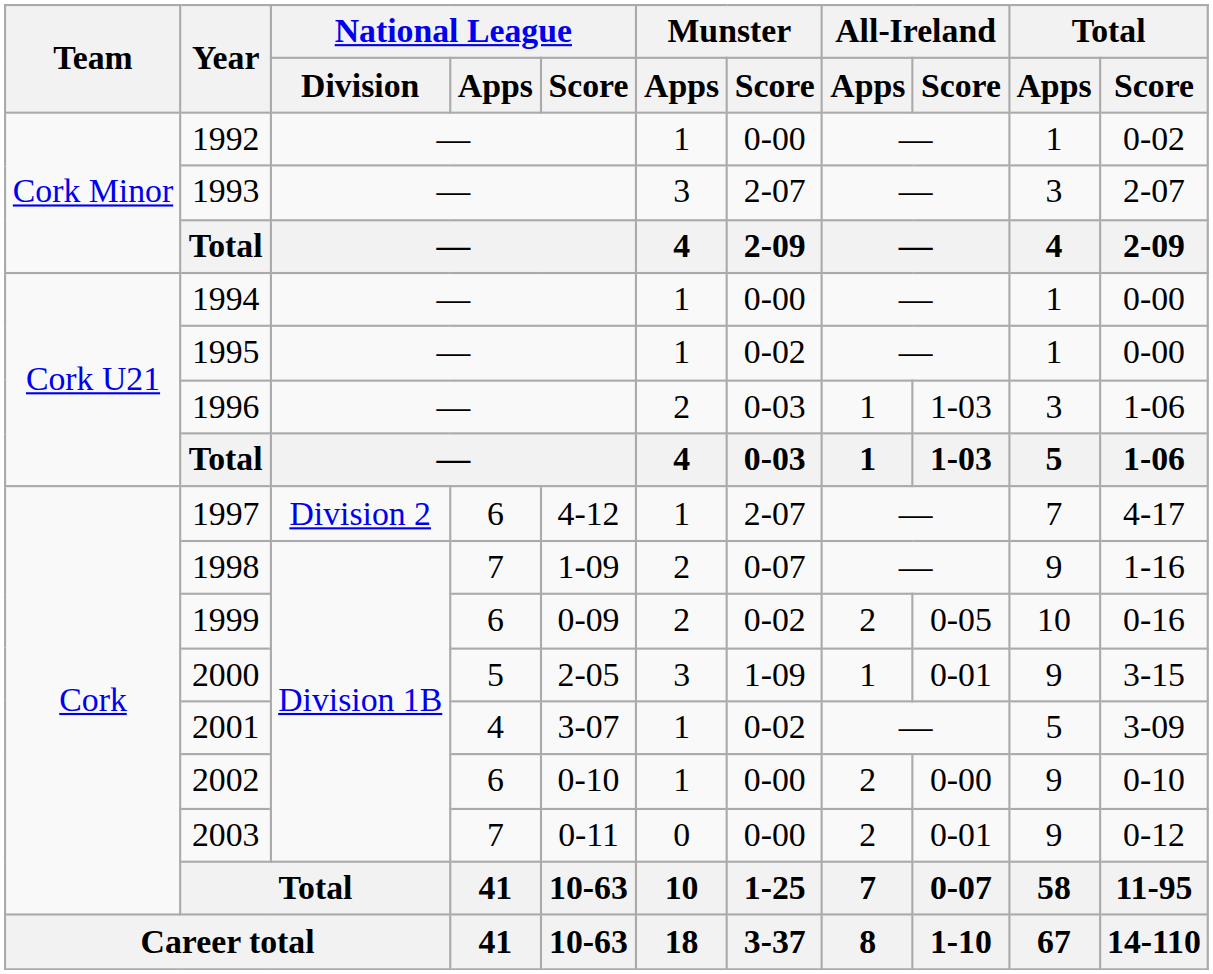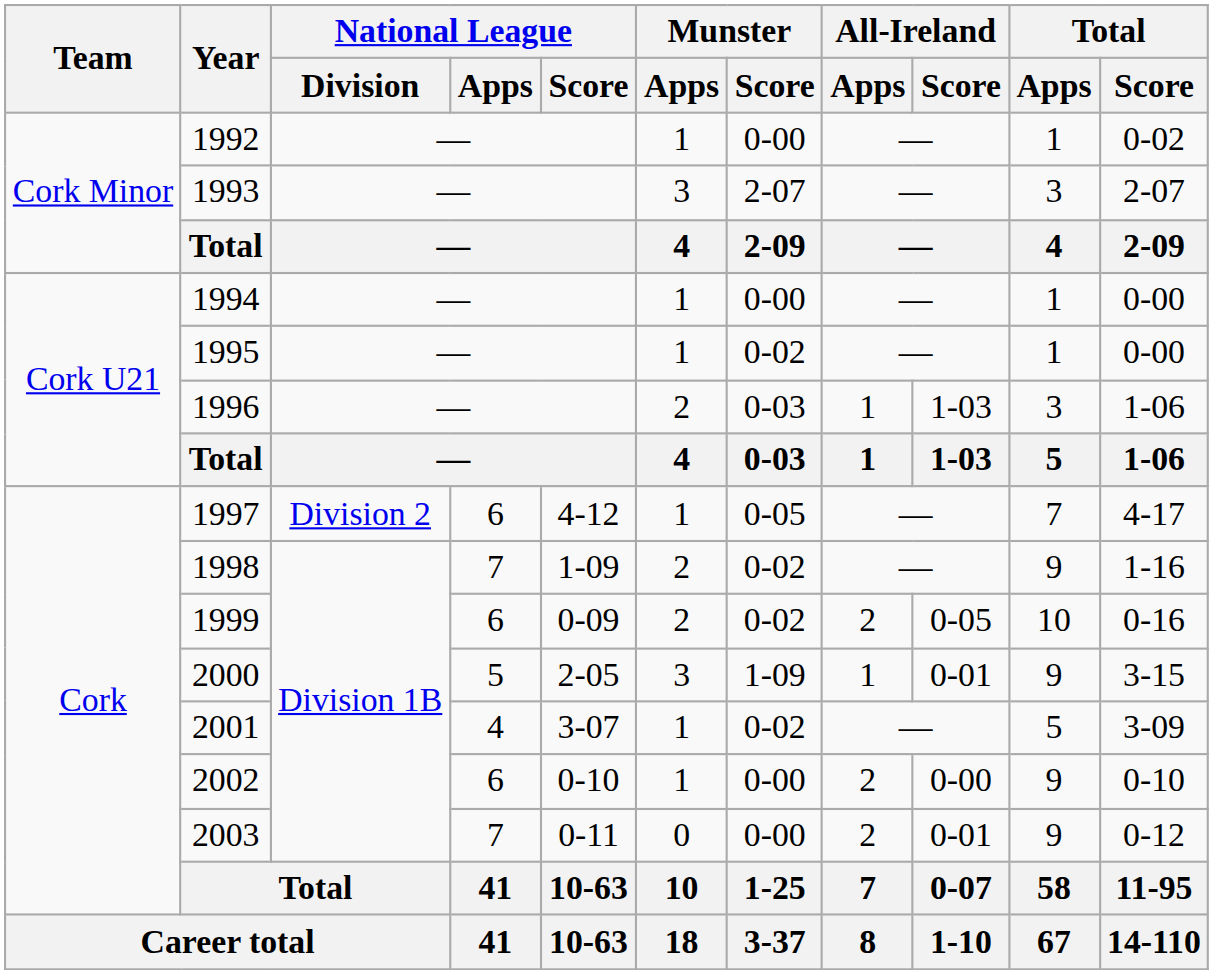(775, 513) 2-07 -> (775, 513) 0-05
(775, 566) 0-07 -> (775, 566) 0-02
